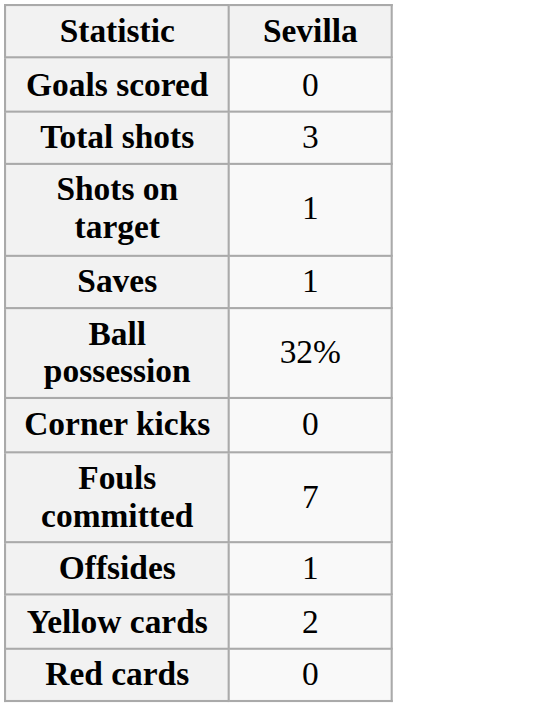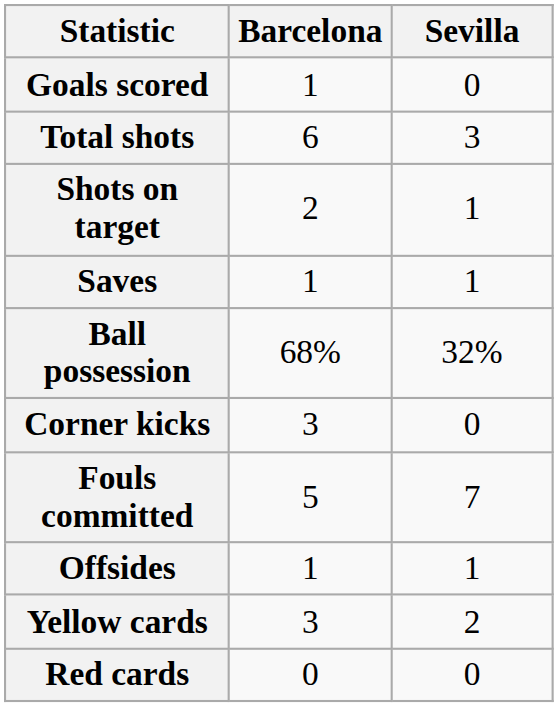+ column: (310, 31)
